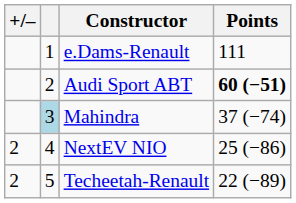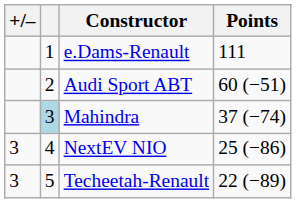(252, 84) bold -> (252, 84) normal
(14, 148) 2 -> (14, 148) 3
(14, 180) 2 -> (14, 180) 3
